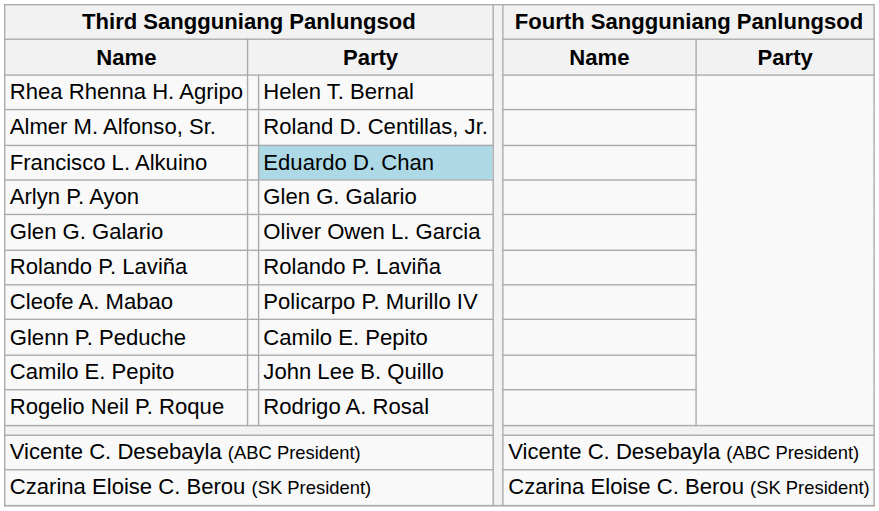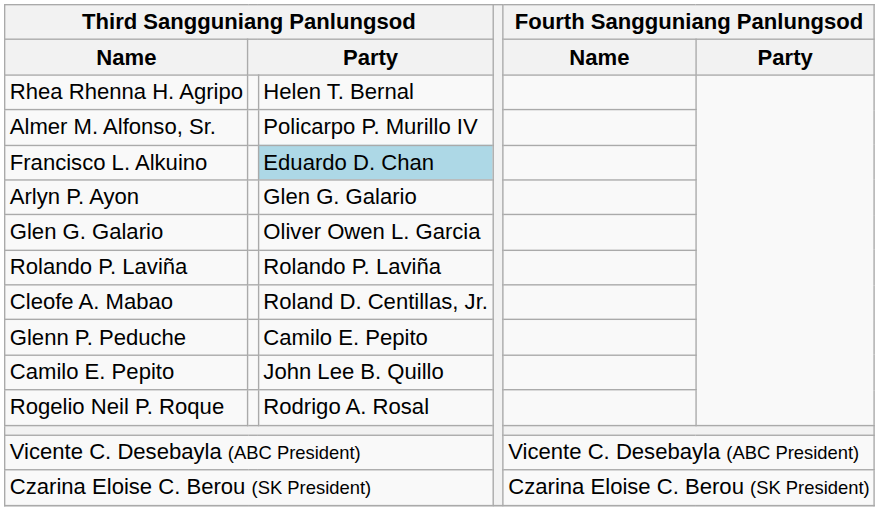(376, 127) Roland D. Centillas, Jr. -> (371, 127) Policarpo P. Murillo IV
(371, 302) Policarpo P. Murillo IV -> (376, 302) Roland D. Centillas, Jr.
